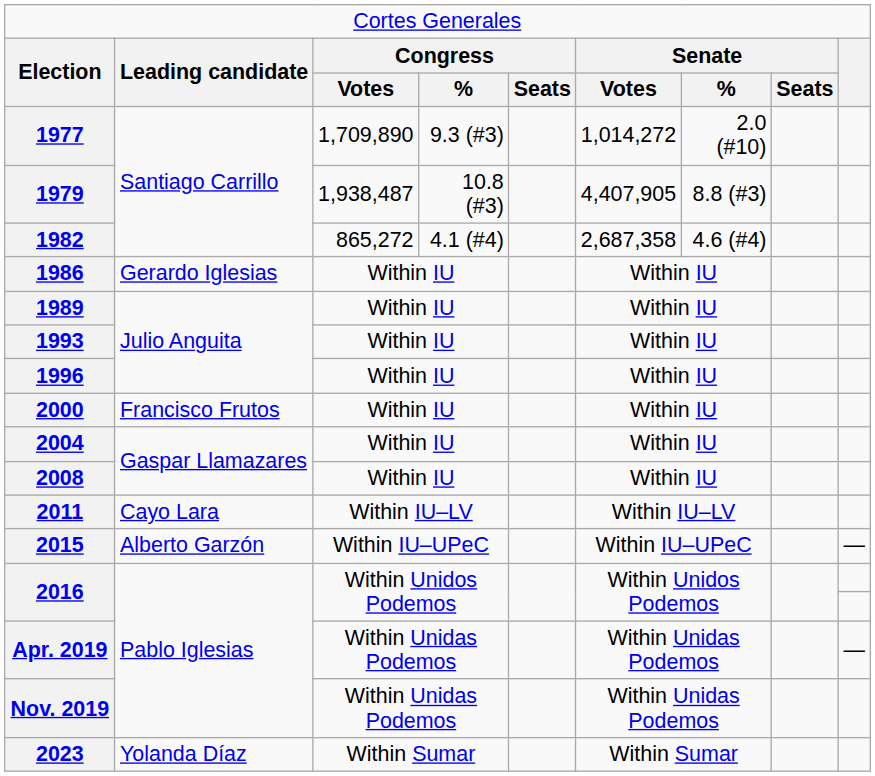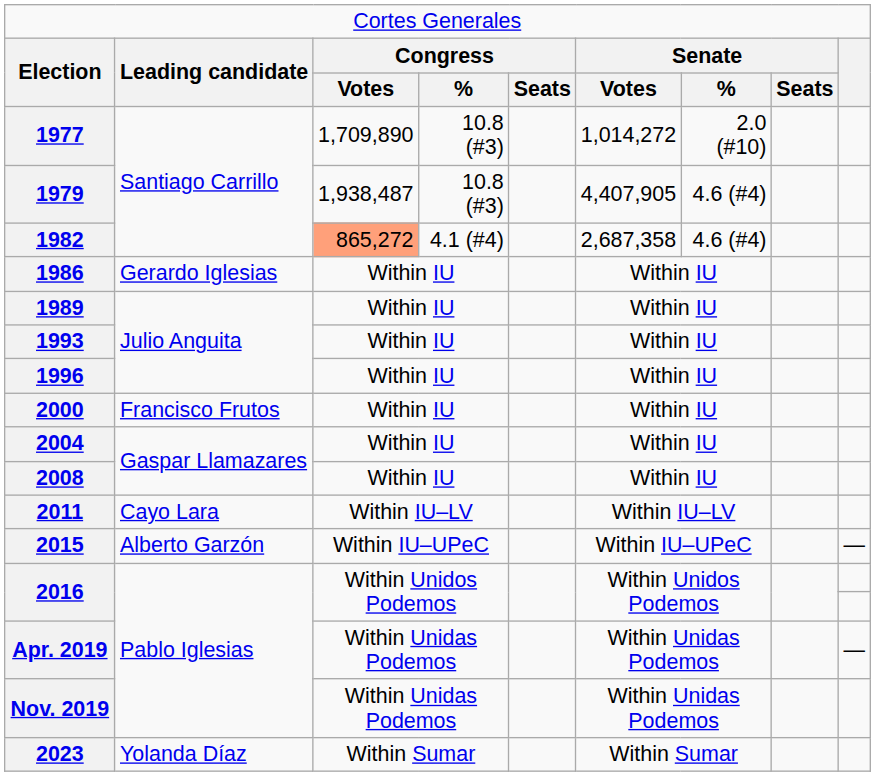(467, 135) 9.3 (#3) -> (483, 135) 10.8 (#3)
(729, 193) 8.8 (#3) -> (729, 193) 4.6 (#4)
(375, 239) no background -> (375, 239) lightsalmon background
